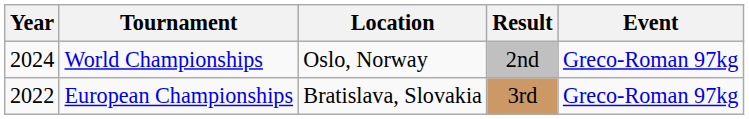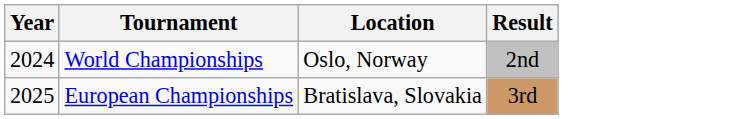- column: (651, 22)
(32, 96) 2022 -> (32, 96) 2025
